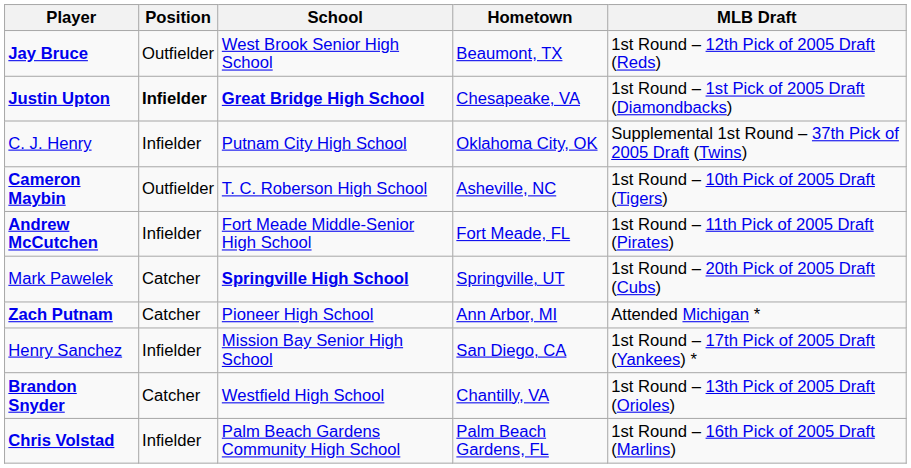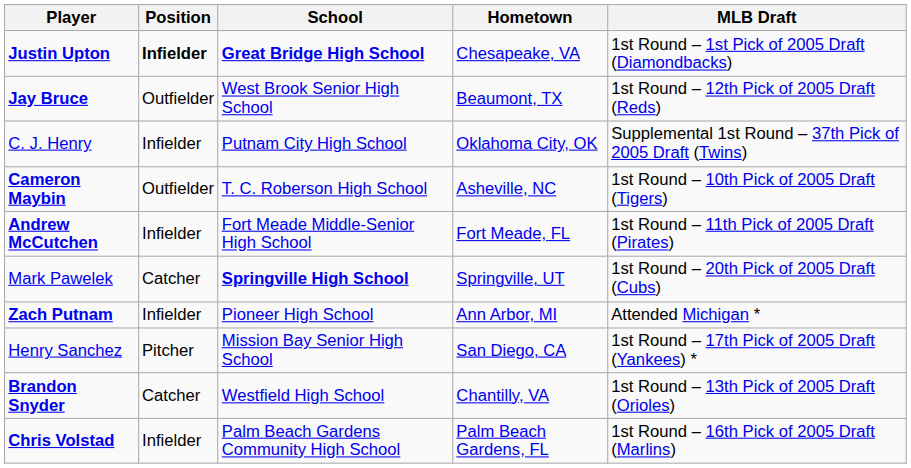rows swapped: (59, 98) <-> (48, 53)
(171, 314) Catcher -> (172, 314) Infielder
(172, 350) Infielder -> (168, 350) Pitcher
